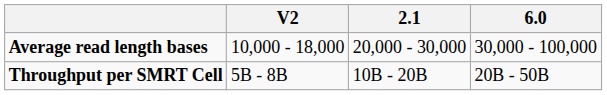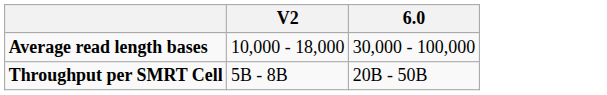- column: (409, 18)
